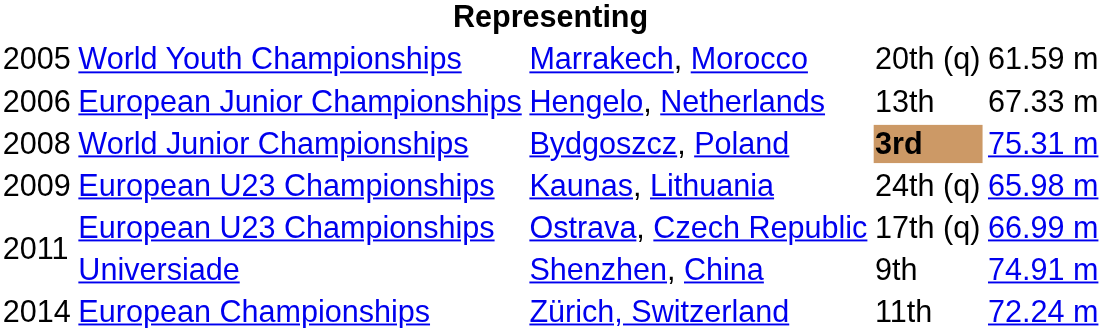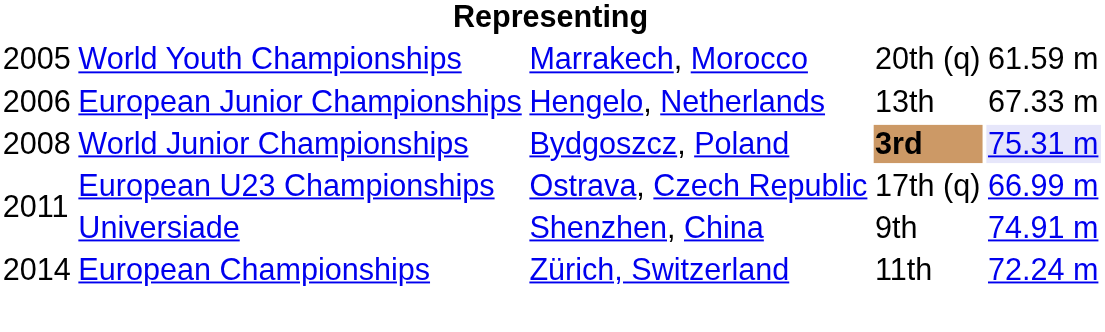(1043, 143) no background -> (1043, 143) lavender background
- row: (652, 185)
